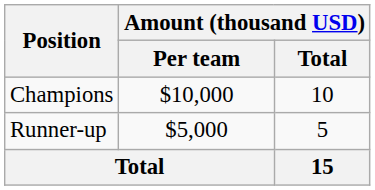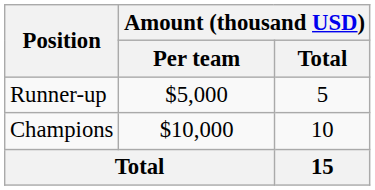rows swapped: (62, 94) <-> (58, 130)
